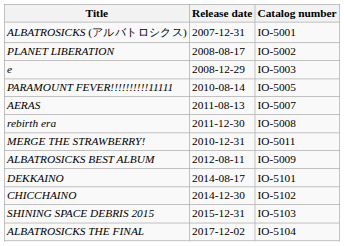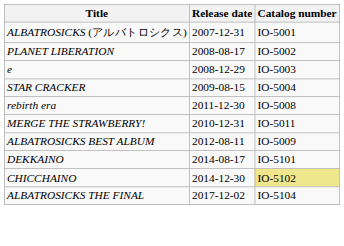+ row: (46, 87)
- row: (90, 87)
- row: (24, 105)
(277, 195) no background -> (277, 177) khaki background
- row: (81, 213)
